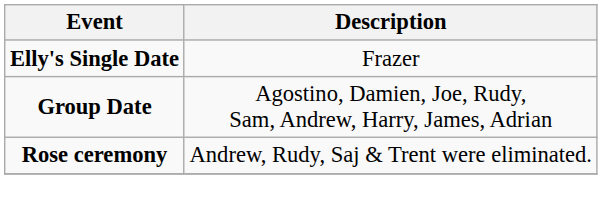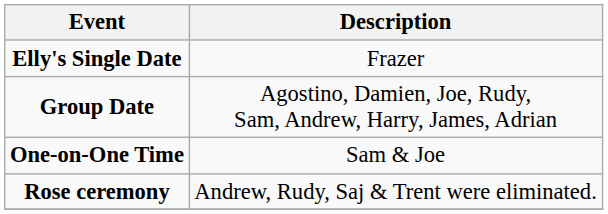+ row: (97, 155)
